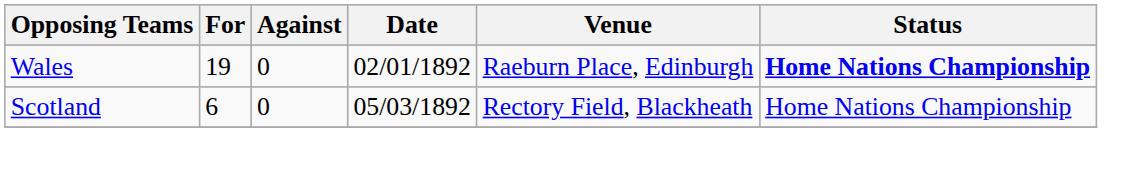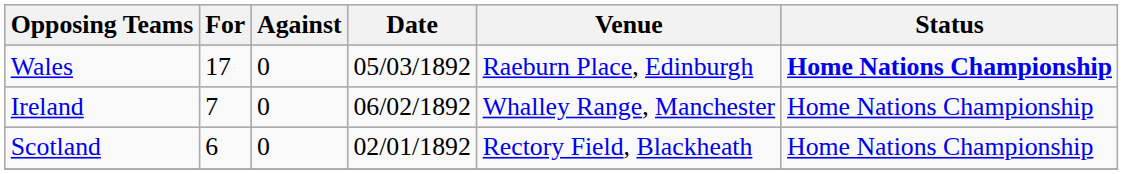(218, 65) 19 -> (218, 65) 17
(412, 65) 02/01/1892 -> (412, 65) 05/03/1892
+ row: (47, 106)
(412, 106) 05/03/1892 -> (412, 147) 02/01/1892
